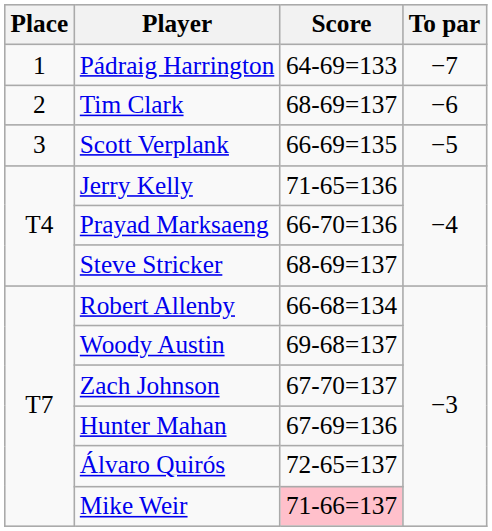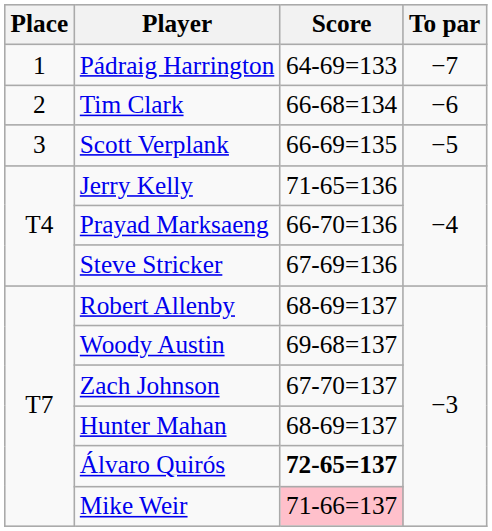(342, 104) 68-69=137 -> (342, 104) 66-68=134
(342, 265) 68-69=137 -> (342, 265) 67-69=136
(342, 305) 66-68=134 -> (342, 305) 68-69=137
(342, 425) 67-69=136 -> (342, 425) 68-69=137
(342, 465) normal -> (342, 465) bold
